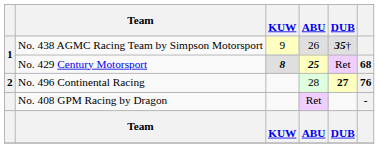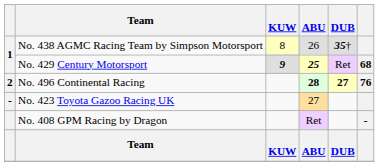(282, 45) 9 -> (282, 45) 8
(282, 63) 8 -> (282, 63) 9
(314, 82) normal -> (314, 82) bold
+ row: (96, 101)
